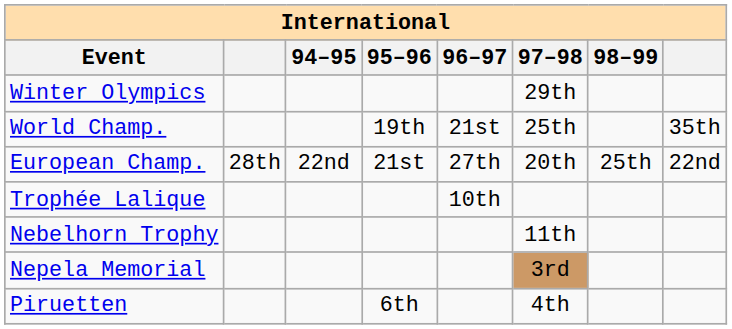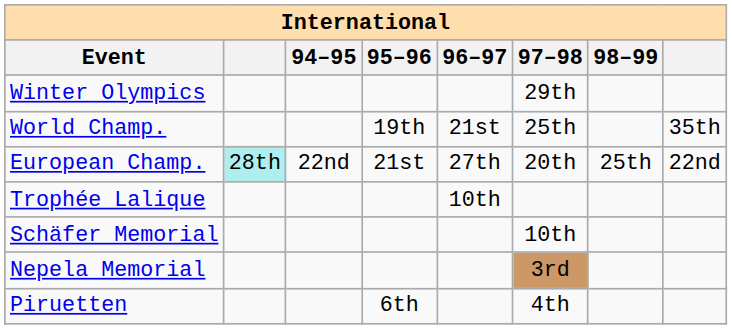(255, 164) no background -> (255, 164) paleturquoise background
+ row: (114, 235)
- row: (114, 235)
